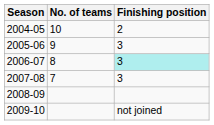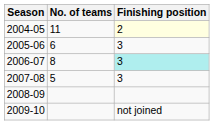(55, 29) 10 -> (55, 29) 11
(120, 29) no background -> (120, 29) lightyellow background
(53, 45) 9 -> (53, 45) 6
(53, 78) 7 -> (53, 78) 5
